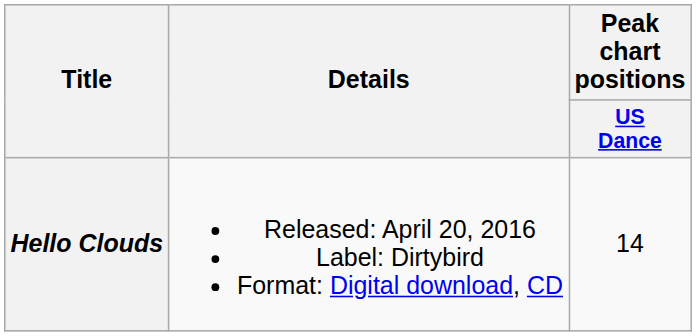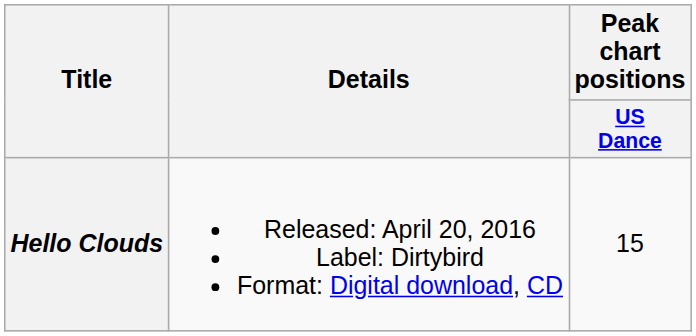(630, 243) 14 -> (630, 243) 15
